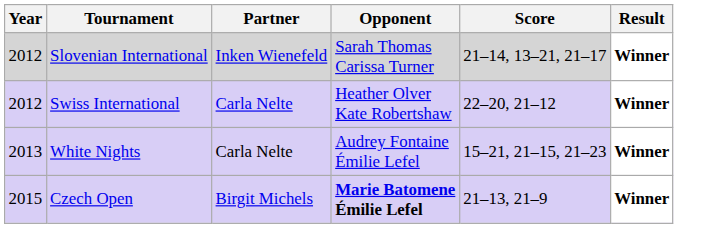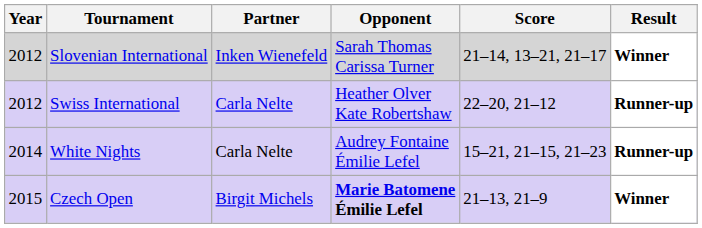(642, 104) Winner -> (654, 104) Runner-up
(25, 151) 2013 -> (25, 151) 2014
(642, 151) Winner -> (654, 151) Runner-up
